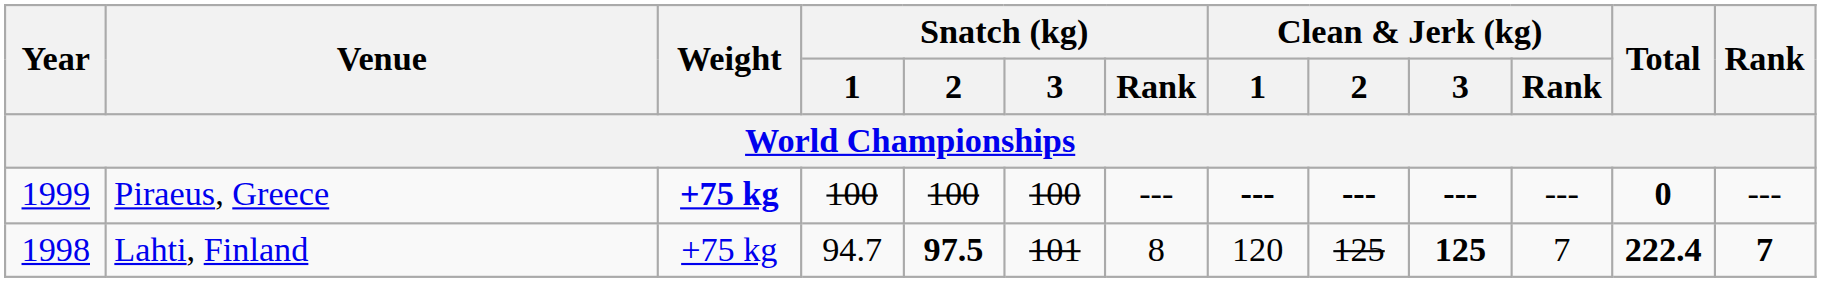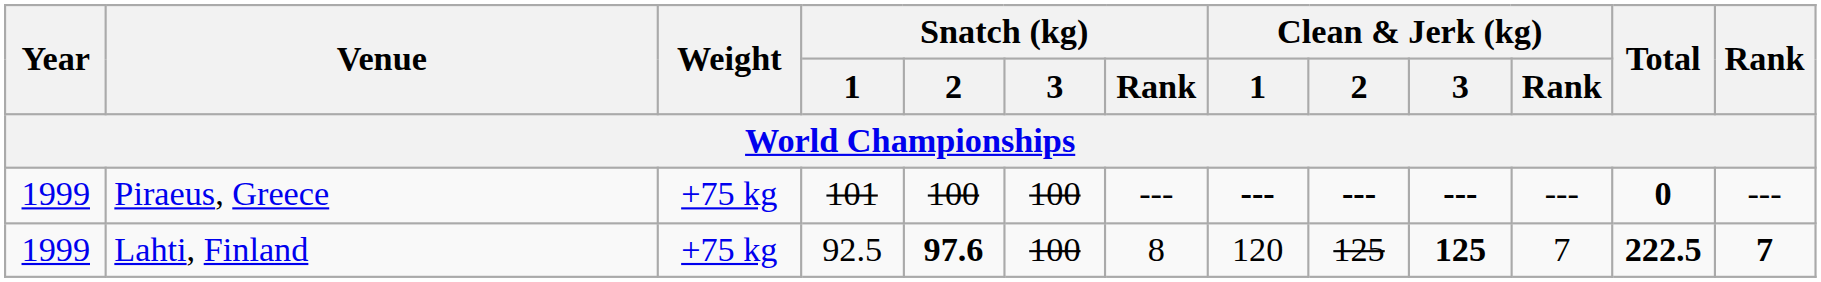(729, 194) bold -> (729, 194) normal
(852, 194) 100 -> (852, 194) 101
(56, 248) 1998 -> (56, 248) 1999
(852, 248) 94.7 -> (852, 248) 92.5
(953, 248) 97.5 -> (953, 248) 97.6
(1055, 248) 101 -> (1055, 248) 100
(1663, 248) 222.4 -> (1663, 248) 222.5
